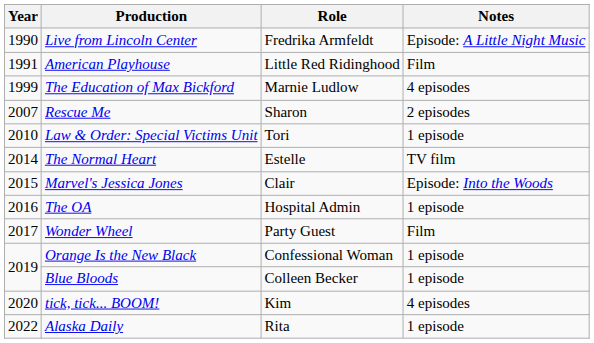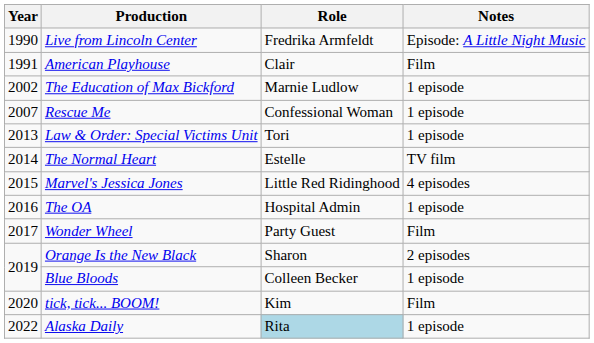(332, 64) Little Red Ridinghood -> (280, 64) Clair
(23, 87) 1999 -> (23, 87) 2002
(438, 87) 4 episodes -> (435, 87) 1 episode
(286, 111) Sharon -> (329, 111) Confessional Woman
(438, 111) 2 episodes -> (435, 111) 1 episode
(23, 135) 2010 -> (23, 135) 2013
(280, 183) Clair -> (332, 183) Little Red Ridinghood
(480, 183) Episode: Into the Woods -> (438, 183) 4 episodes
(329, 254) Confessional Woman -> (286, 254) Sharon
(435, 254) 1 episode -> (438, 254) 2 episodes
(438, 302) 4 episodes -> (421, 302) Film
(277, 326) no background -> (277, 326) lightblue background
